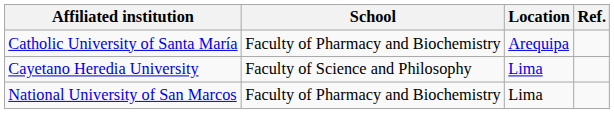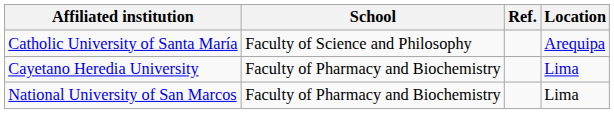columns swapped: (539, 17) <-> (592, 17)
(373, 43) Faculty of Pharmacy and Biochemistry -> (358, 43) Faculty of Science and Philosophy
(358, 69) Faculty of Science and Philosophy -> (373, 69) Faculty of Pharmacy and Biochemistry
